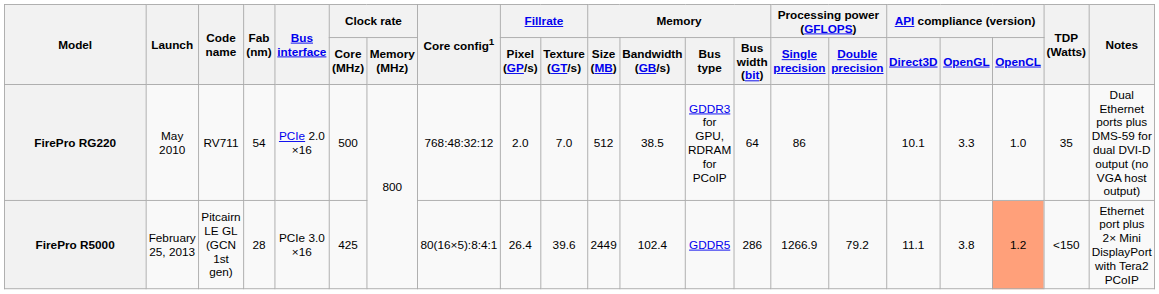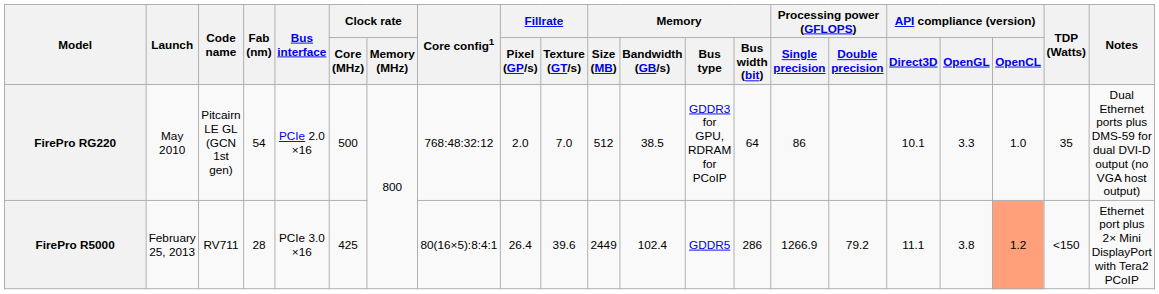(221, 142) RV711 -> (221, 142) Pitcairn LE GL (GCN 1st gen)
(221, 245) Pitcairn LE GL (GCN 1st gen) -> (221, 245) RV711
